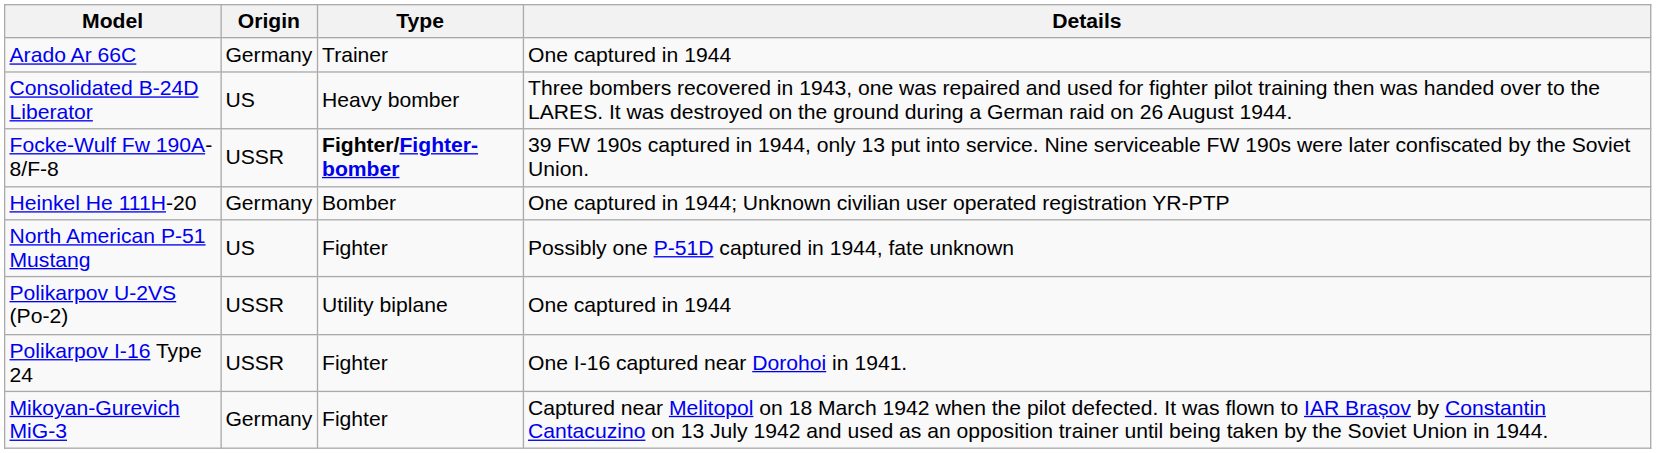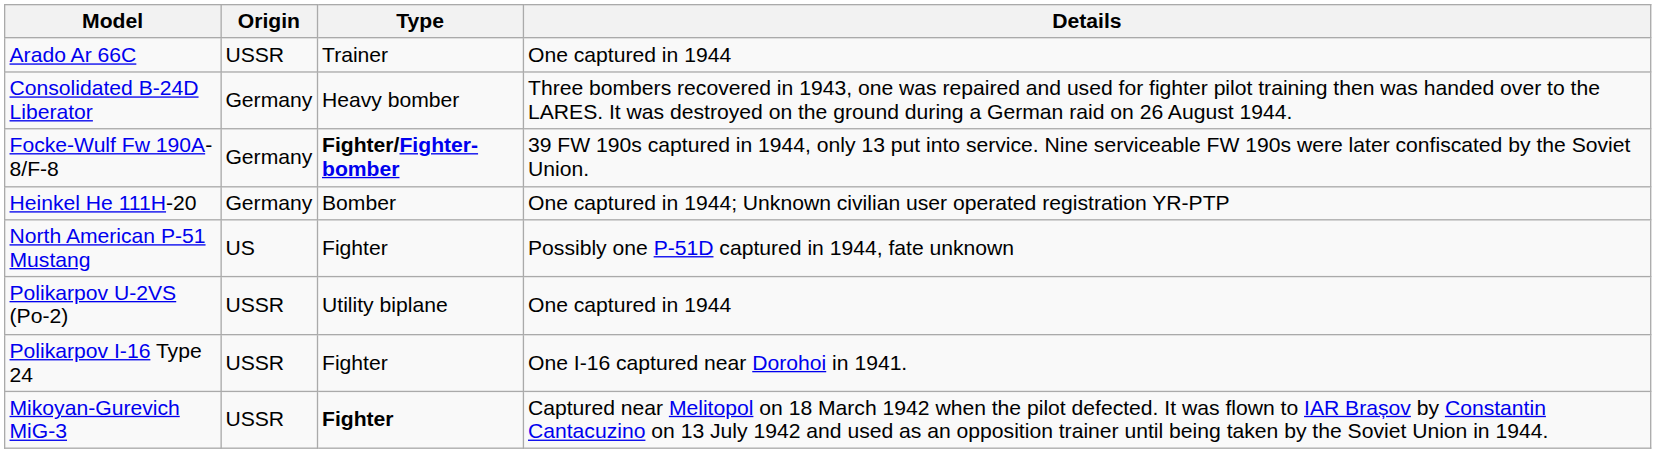(269, 54) Germany -> (255, 54) USSR
(240, 100) US -> (269, 100) Germany
(255, 157) USSR -> (269, 157) Germany
(269, 419) Germany -> (255, 419) USSR
(355, 419) normal -> (358, 419) bold
